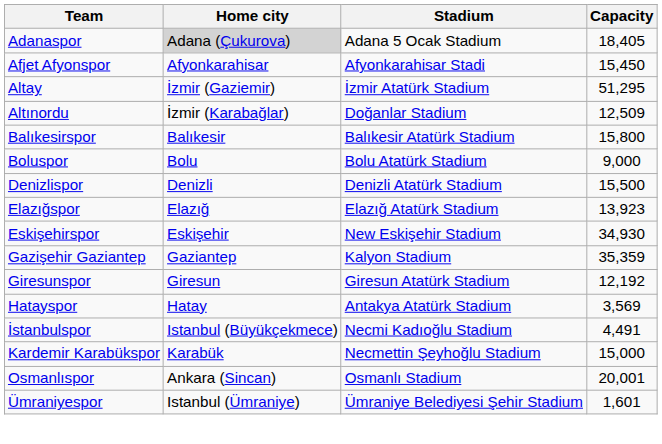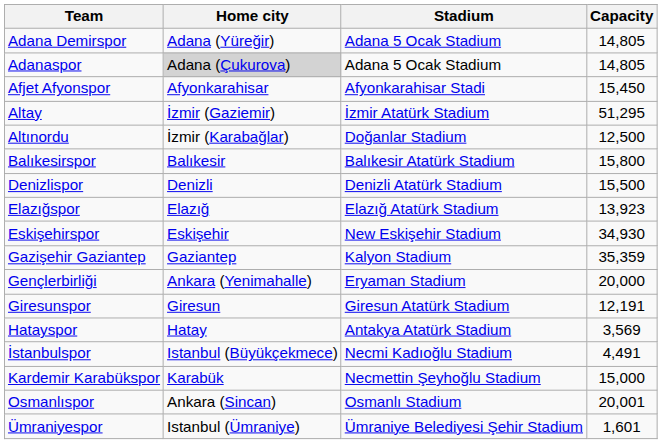+ row: (67, 40)
(622, 40) 18,405 -> (622, 64) 14,805
(622, 112) 12,509 -> (622, 137) 12,500
- row: (38, 161)
+ row: (52, 281)
(622, 281) 12,192 -> (622, 305) 12,191
